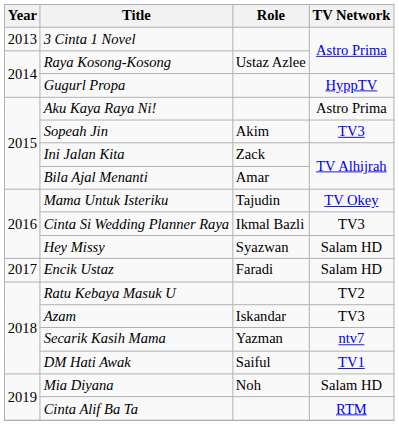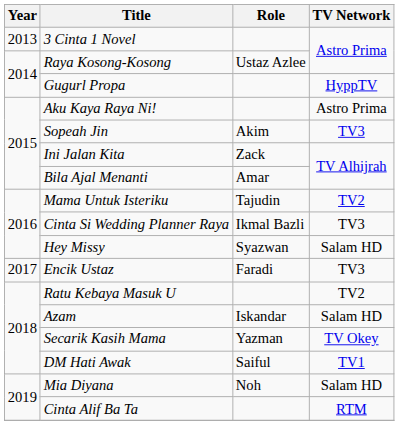(351, 200) TV Okey -> (351, 200) TV2
(351, 270) Salam HD -> (351, 270) TV3
(351, 316) TV3 -> (351, 316) Salam HD
(351, 339) ntv7 -> (351, 339) TV Okey
